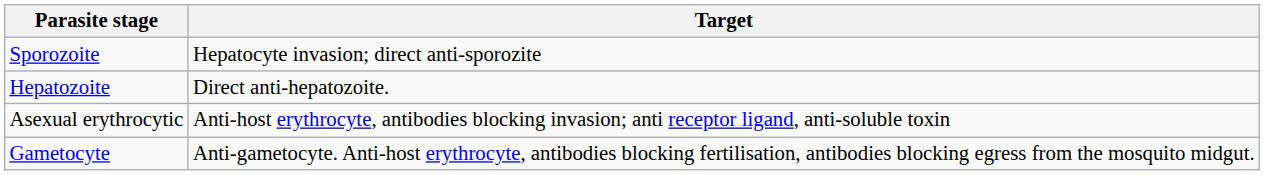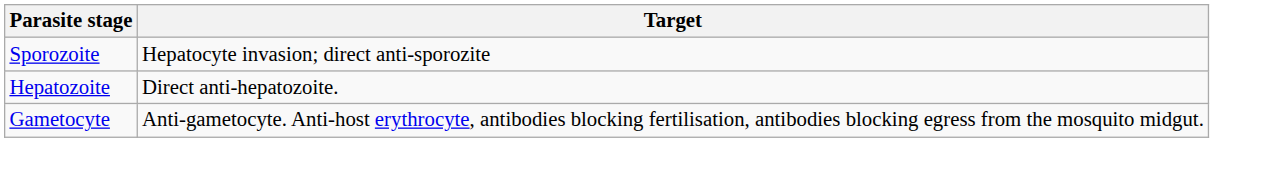- row: (96, 119)
